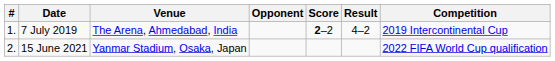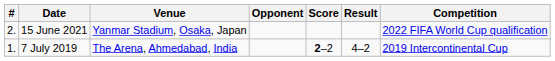rows swapped: (49, 31) <-> (54, 48)
